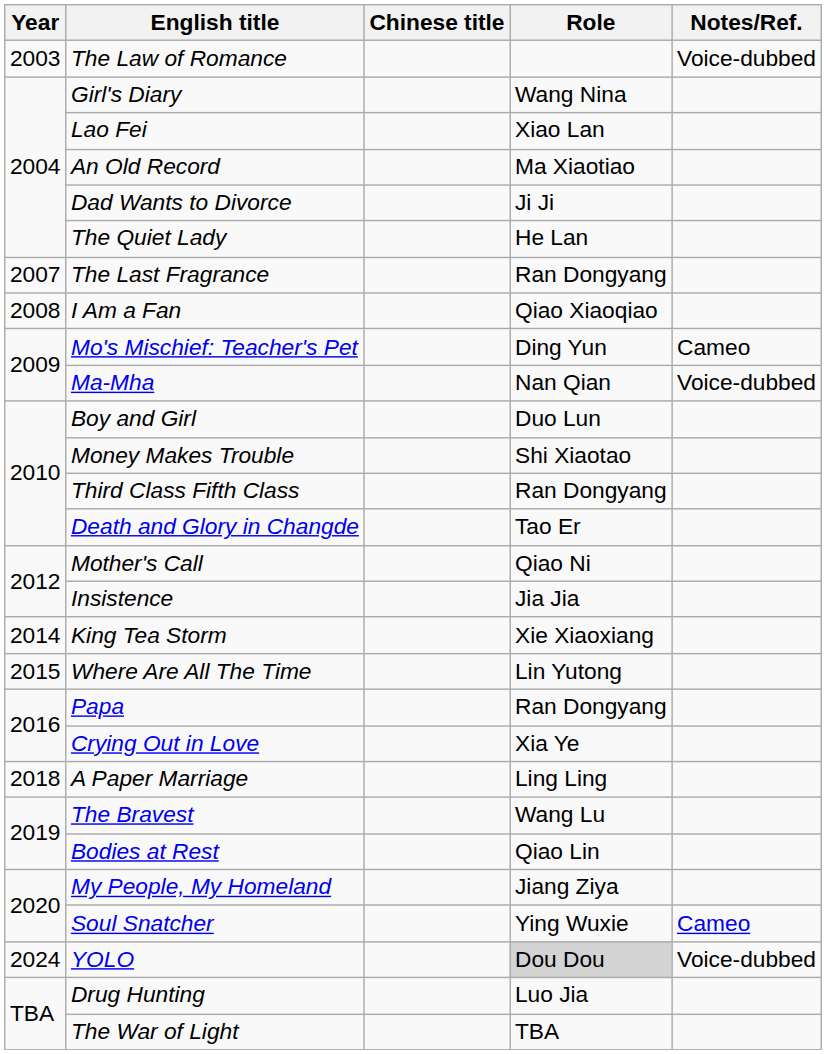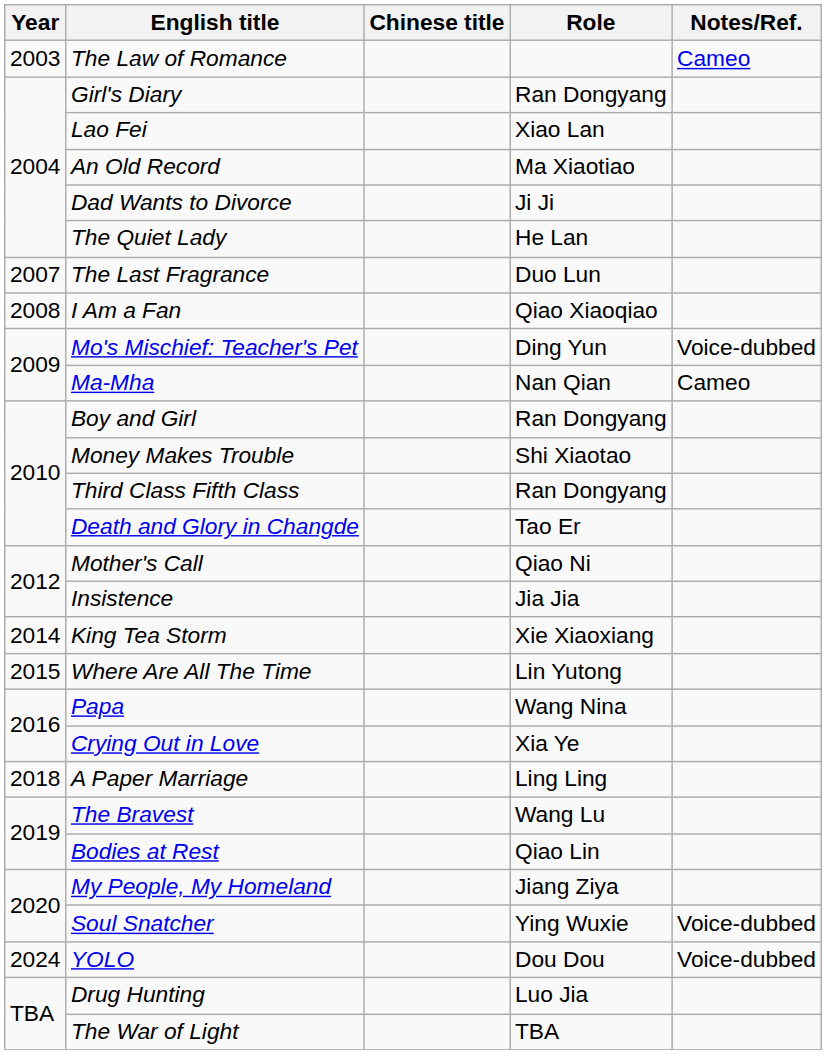(747, 58) Voice-dubbed -> (714, 58) Cameo
(571, 94) Wang Nina -> (591, 94) Ran Dongyang
(591, 274) Ran Dongyang -> (558, 274) Duo Lun
(714, 346) Cameo -> (747, 346) Voice-dubbed
(747, 382) Voice-dubbed -> (714, 382) Cameo
(558, 418) Duo Lun -> (591, 418) Ran Dongyang
(591, 707) Ran Dongyang -> (571, 707) Wang Nina
(714, 923) Cameo -> (747, 923) Voice-dubbed
(560, 959) lightgrey background -> (560, 959) no background
